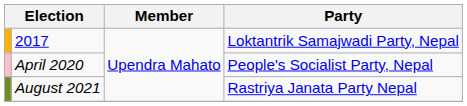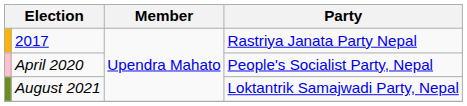(343, 40) Loktantrik Samajwadi Party, Nepal -> (322, 40) Rastriya Janata Party Nepal
(322, 88) Rastriya Janata Party Nepal -> (343, 88) Loktantrik Samajwadi Party, Nepal
